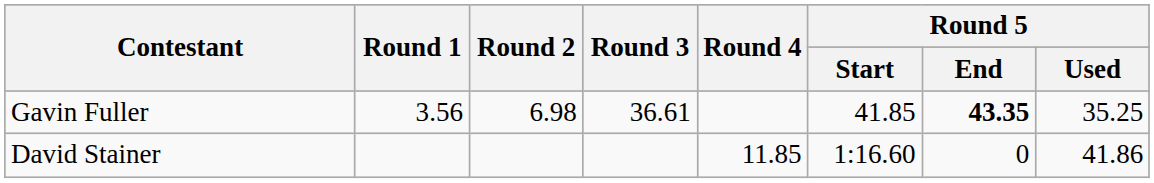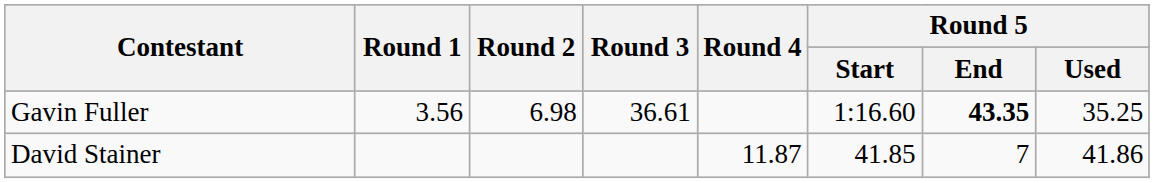(885, 111) 41.85 -> (874, 111) 1:16.60
(772, 154) 11.85 -> (772, 154) 11.87
(874, 154) 1:16.60 -> (885, 154) 41.85
(1023, 154) 0 -> (1023, 154) 7
